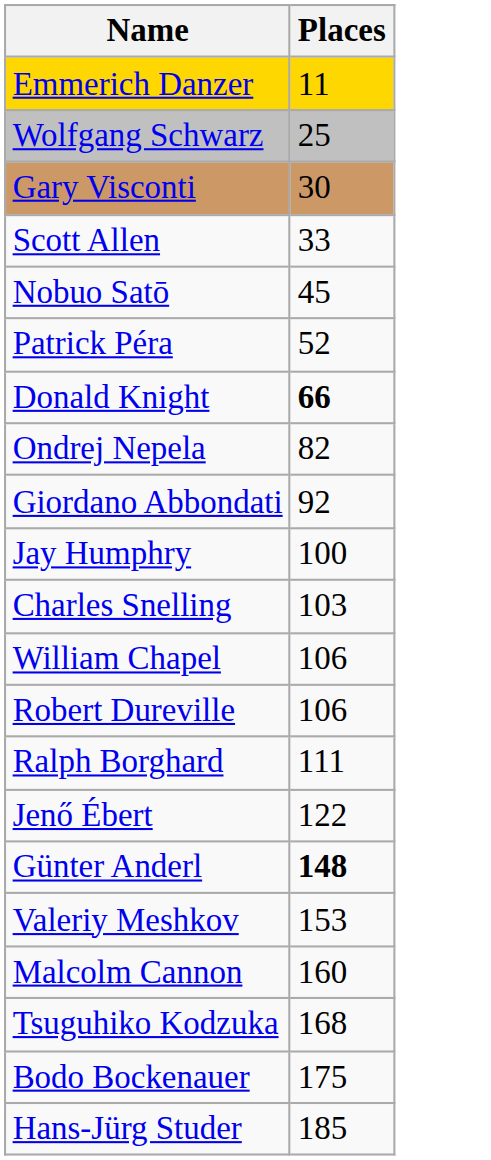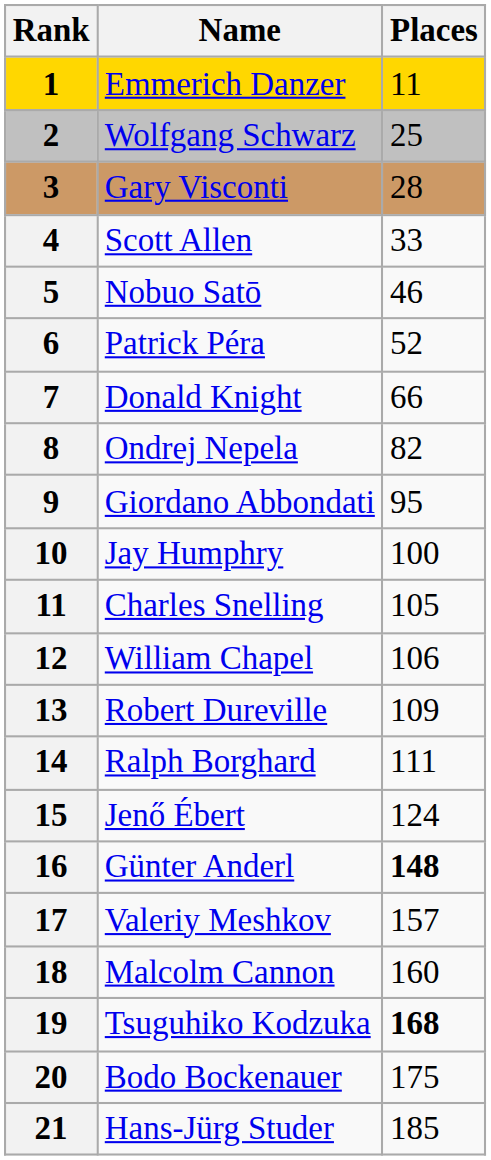+ column: (51, 30)
(314, 187) 30 -> (407, 187) 28
(314, 291) 45 -> (407, 291) 46
(314, 396) bold -> (407, 396) normal
(314, 501) 92 -> (407, 501) 95
(323, 605) 103 -> (415, 605) 105
(323, 710) 106 -> (415, 710) 109
(323, 814) 122 -> (415, 814) 124
(323, 919) 153 -> (415, 919) 157
(323, 1023) normal -> (415, 1023) bold
